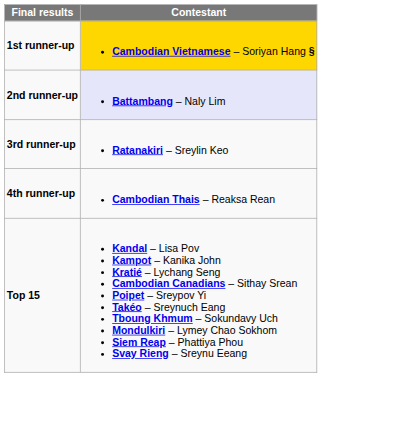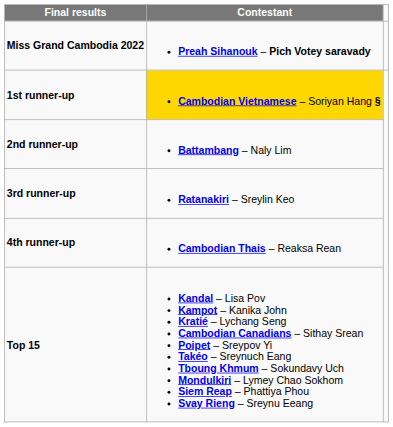+ row: (75, 46)
(199, 101) lavender background -> (265, 150) no background
